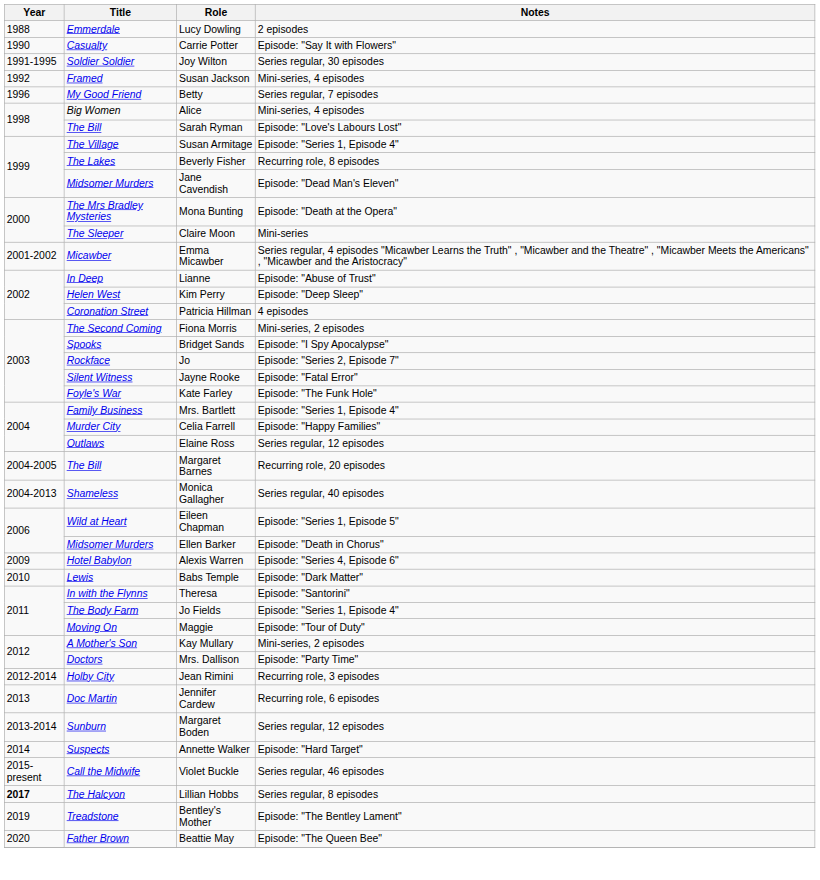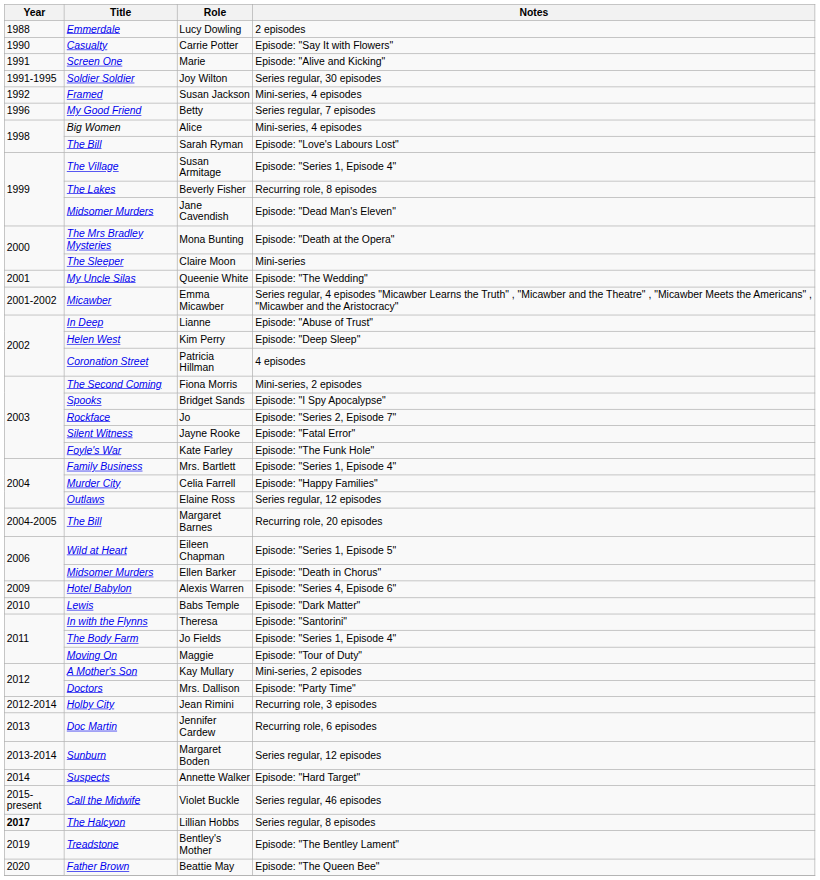+ row: (192, 62)
+ row: (214, 278)
- row: (202, 494)
